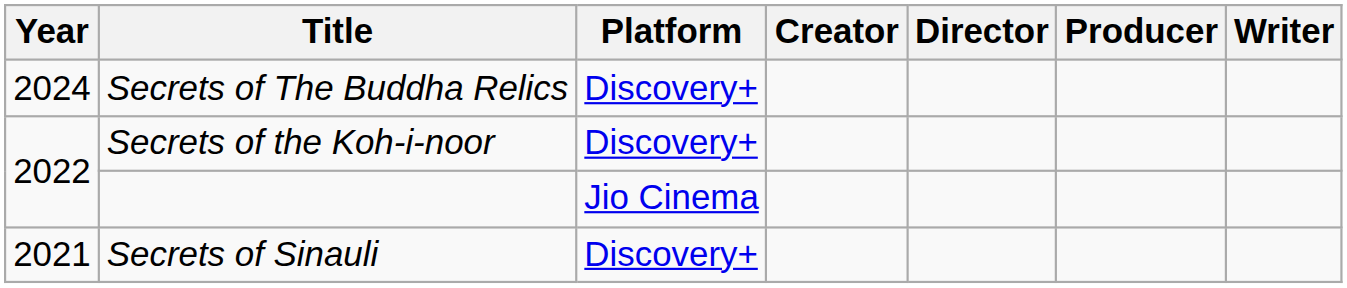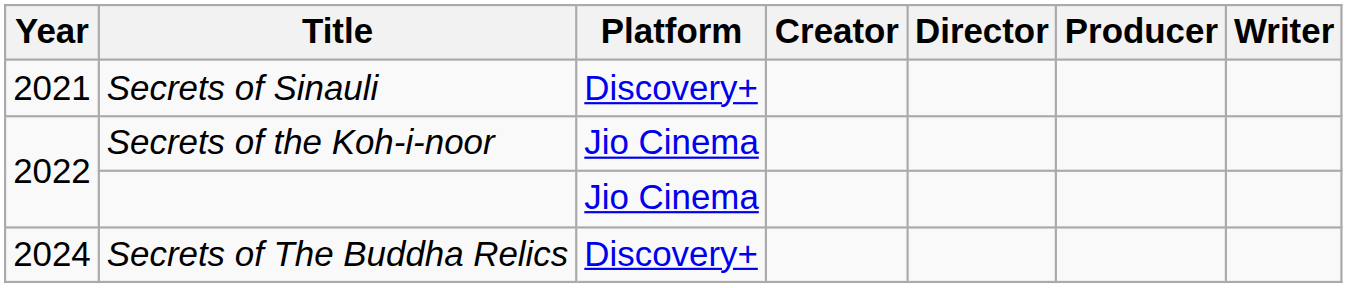rows swapped: (243, 253) <-> (338, 87)
(671, 142) Discovery+ -> (672, 142) Jio Cinema
